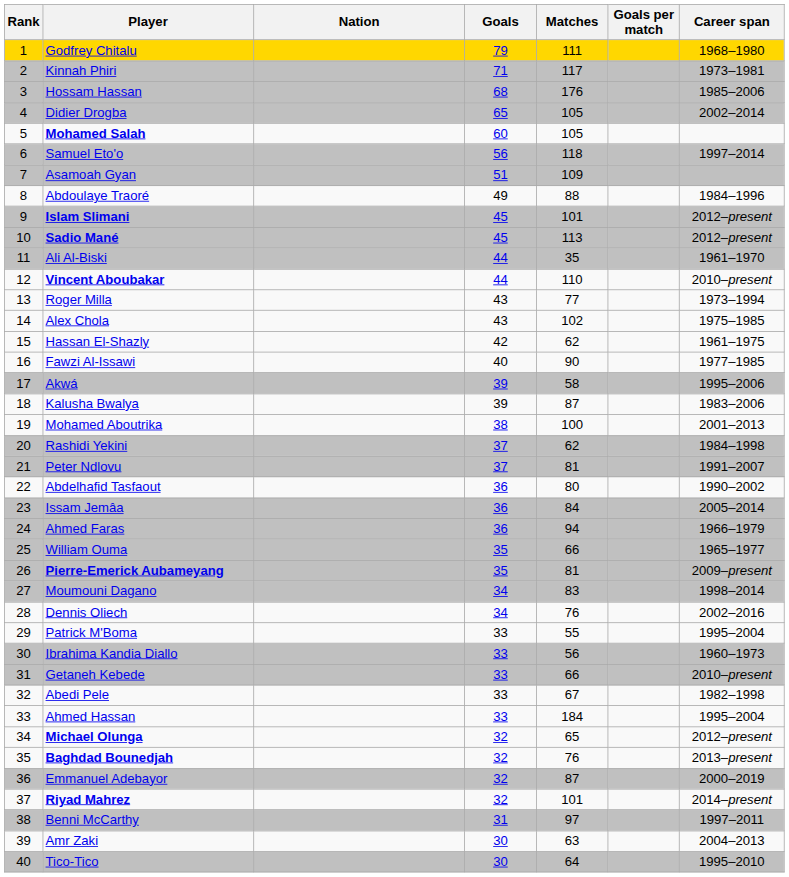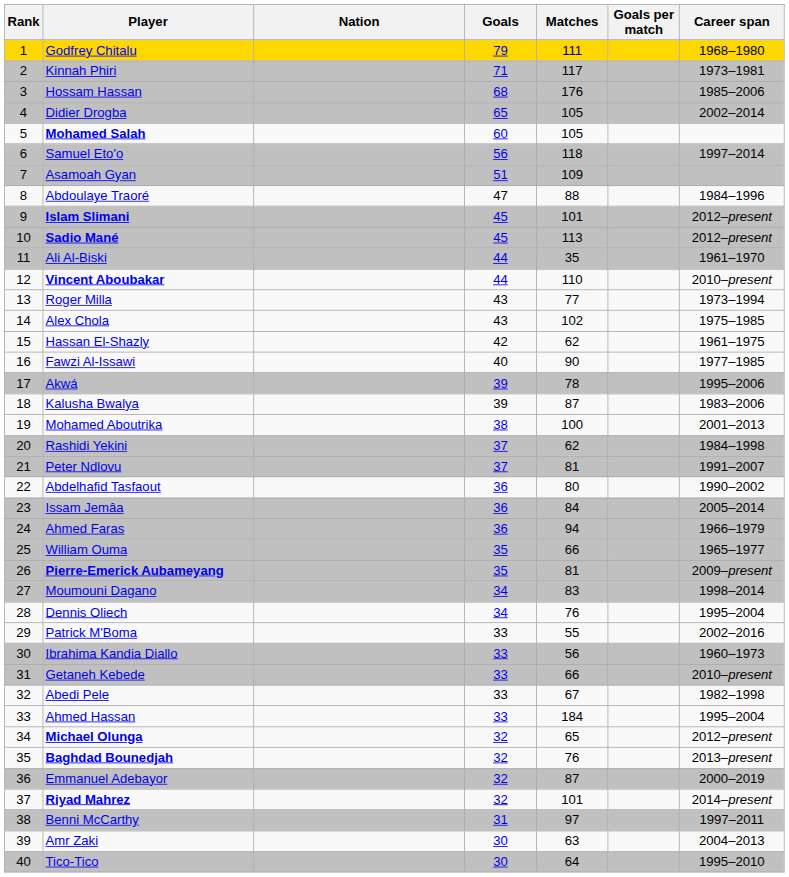(500, 196) 49 -> (500, 196) 47
(572, 383) 58 -> (572, 383) 78
(732, 612) 2002–2016 -> (732, 612) 1995–2004
(732, 633) 1995–2004 -> (732, 633) 2002–2016
